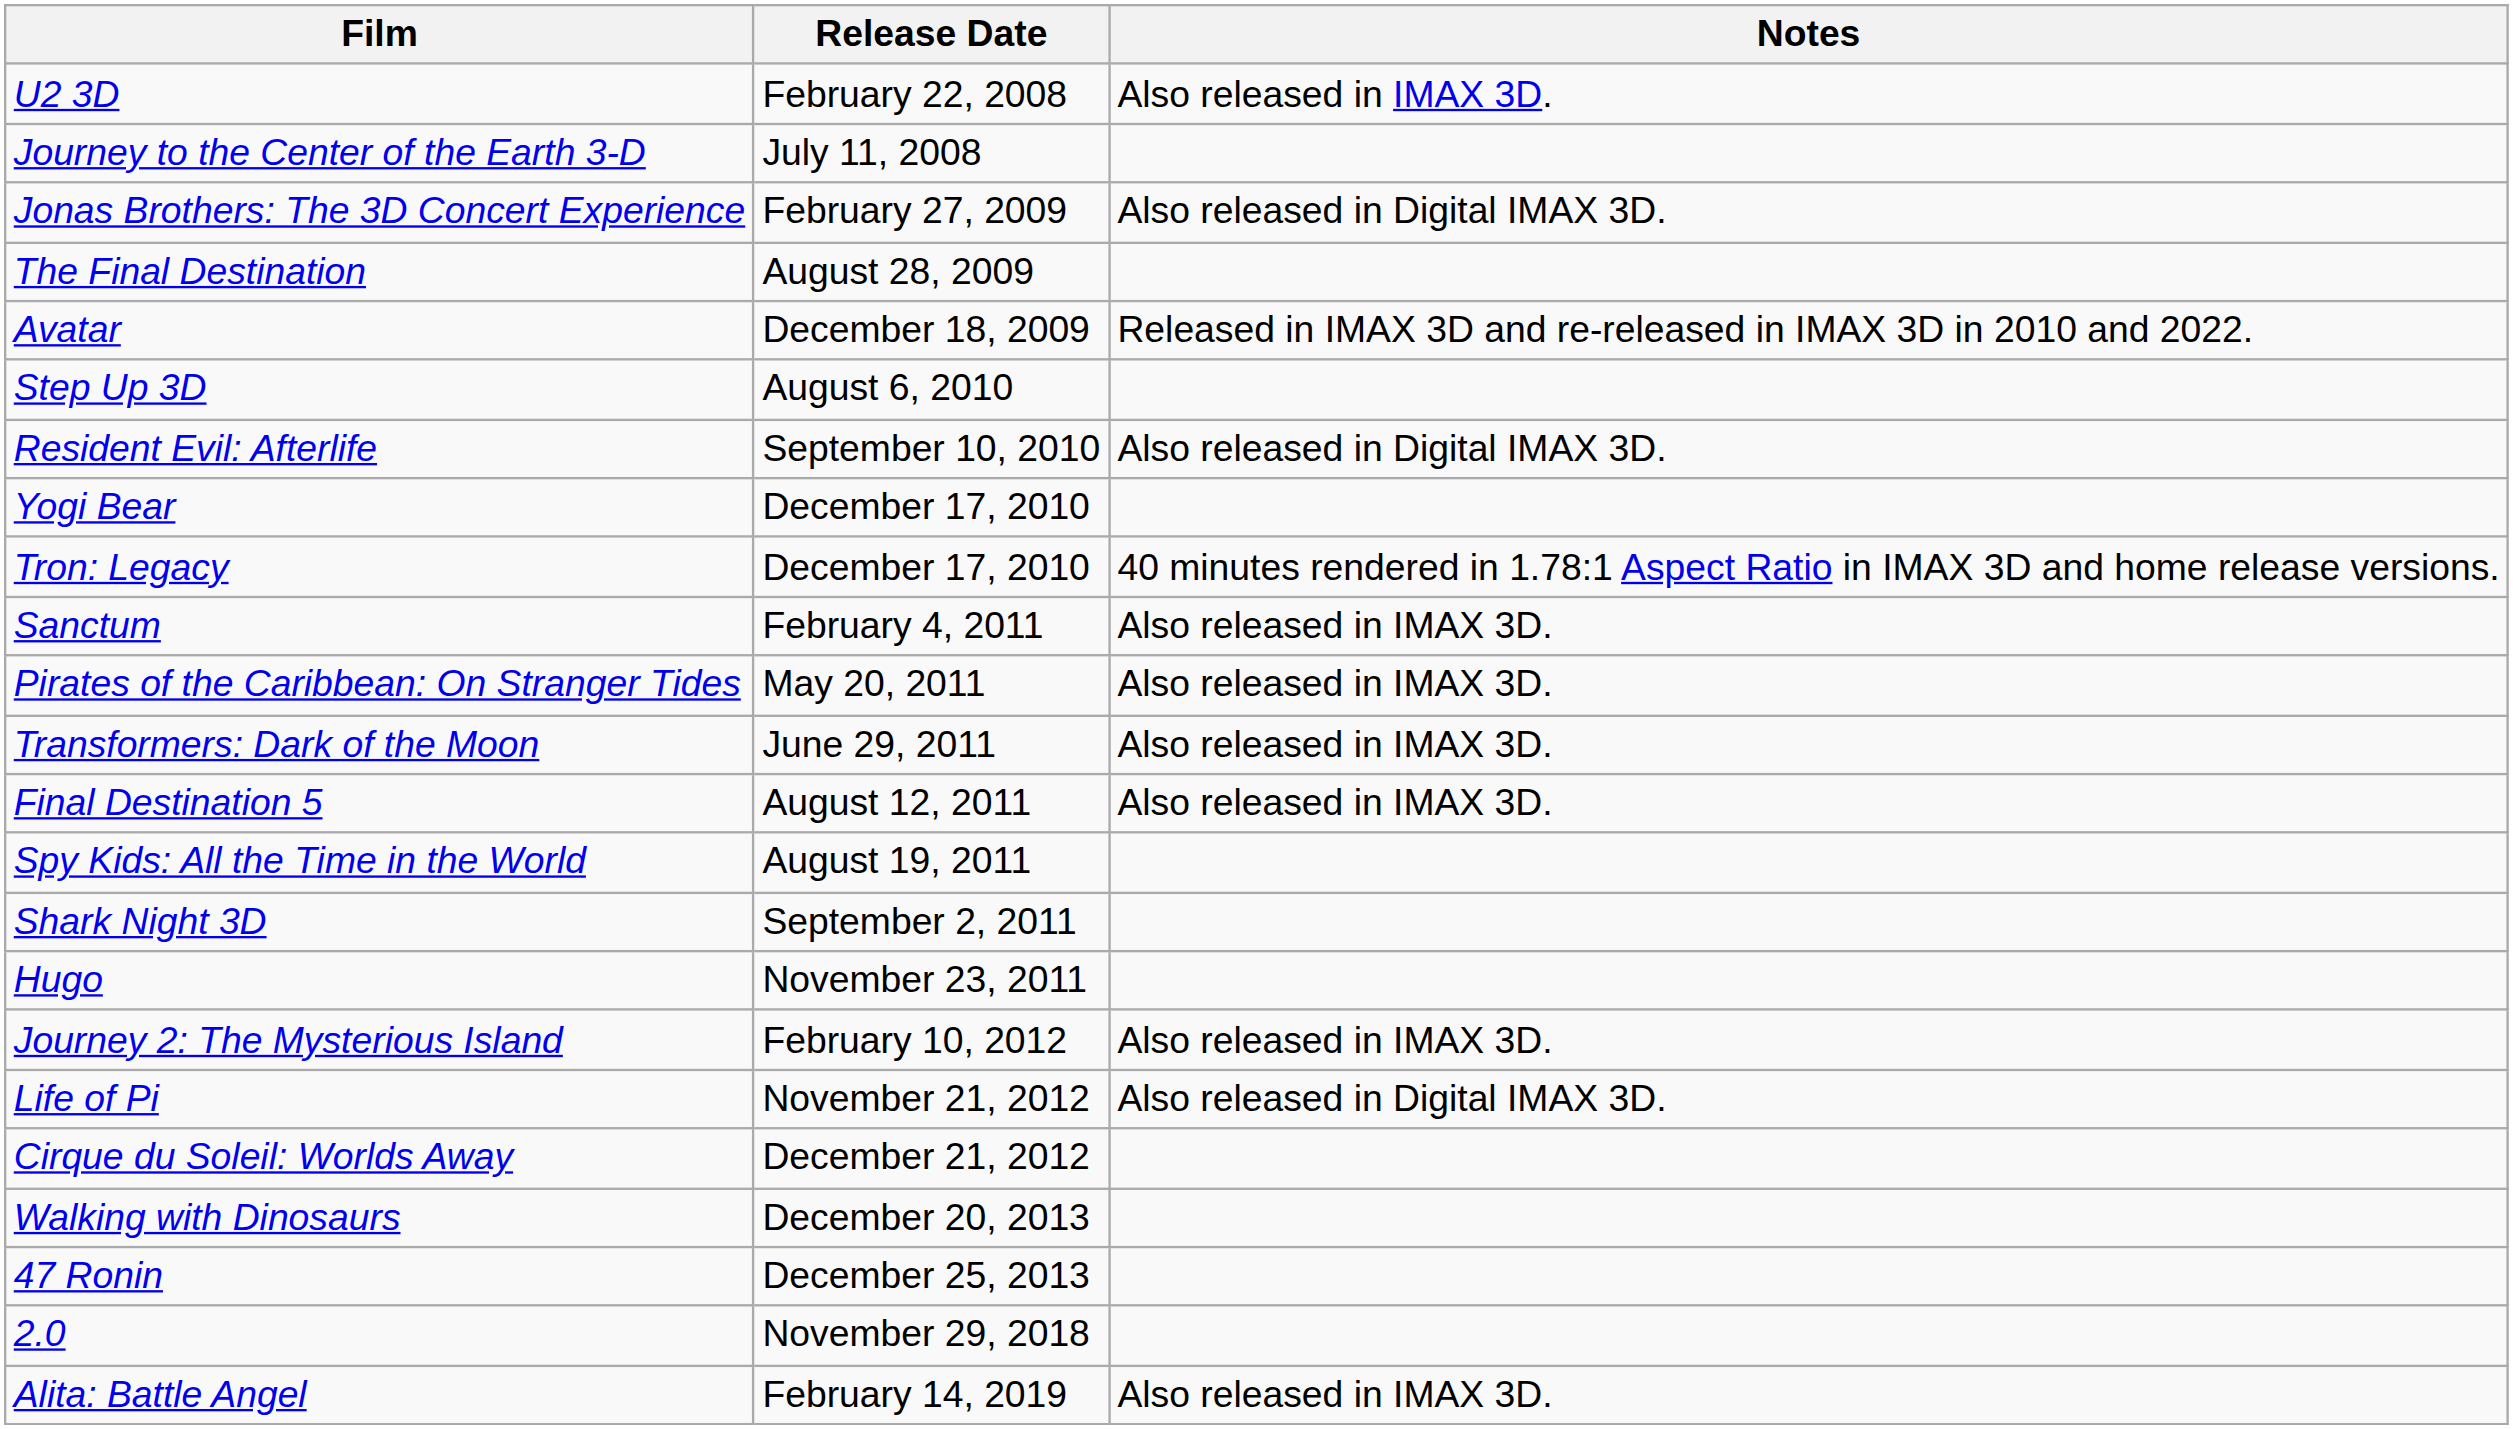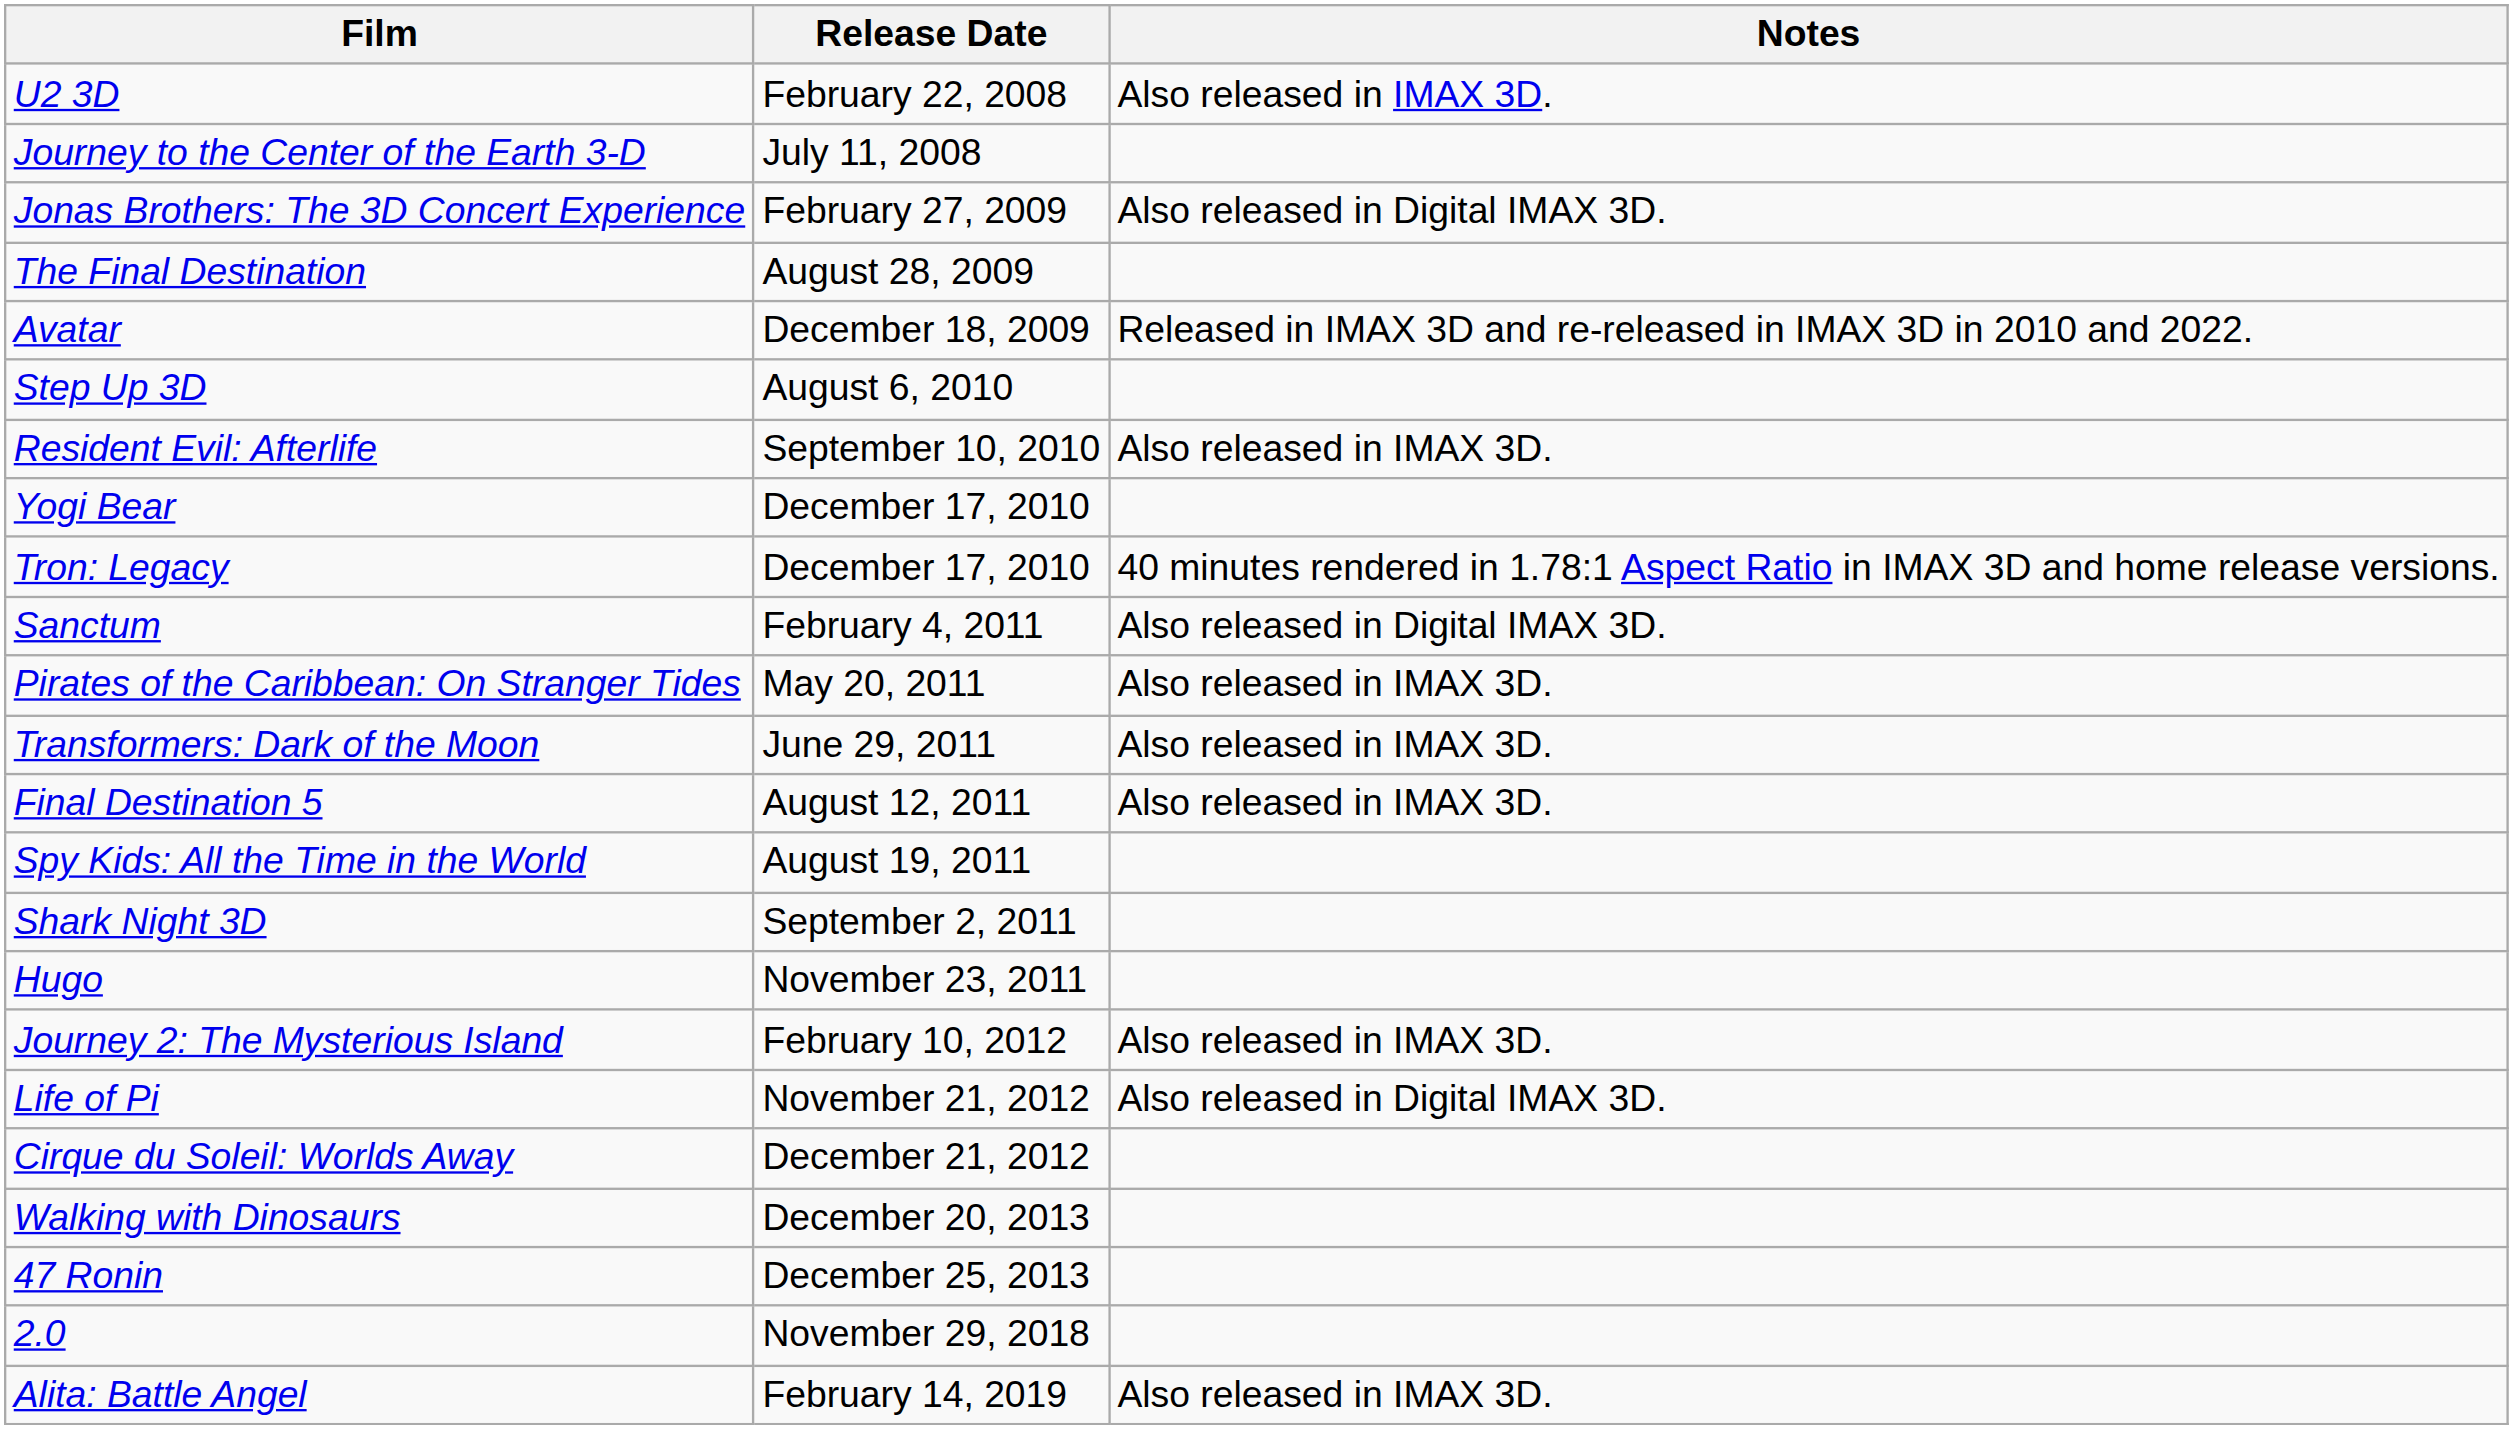(1392, 447) Also released in Digital IMAX 3D. -> (1335, 447) Also released in IMAX 3D.
(1335, 625) Also released in IMAX 3D. -> (1392, 625) Also released in Digital IMAX 3D.
